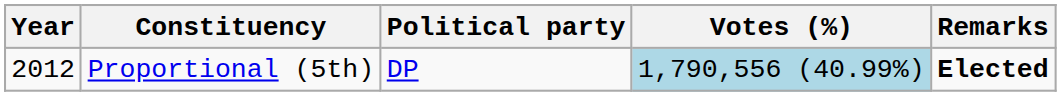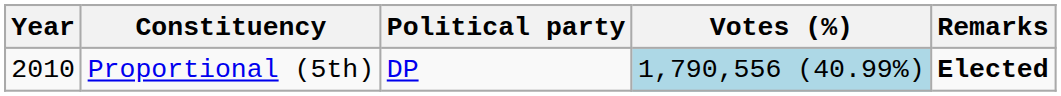(43, 70) 2012 -> (43, 70) 2010
